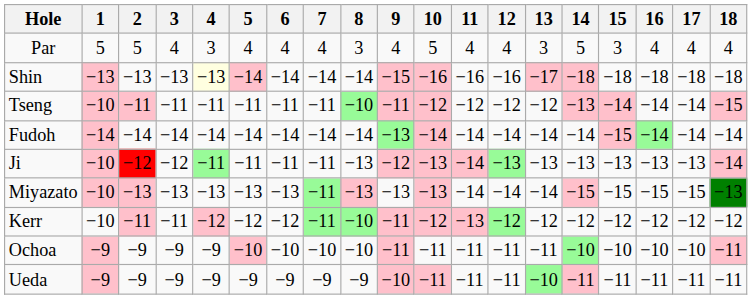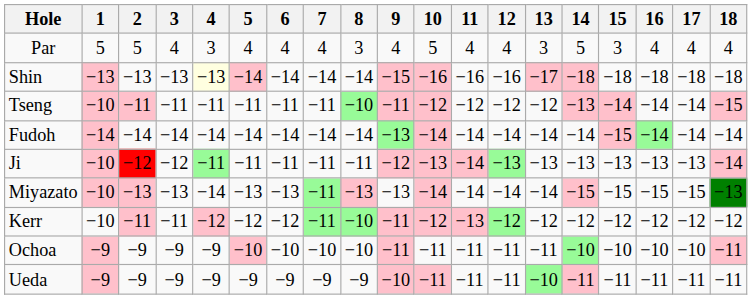(359, 163) −13 -> (359, 163) −11
(211, 192) −13 -> (211, 192) −14
(433, 192) −13 -> (433, 192) −14
